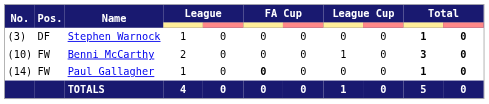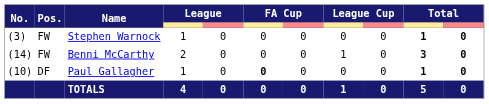(44, 37) DF -> (44, 37) FW
(20, 54) (10) -> (20, 54) (14)
(20, 72) (14) -> (20, 72) (10)
(44, 72) FW -> (44, 72) DF
